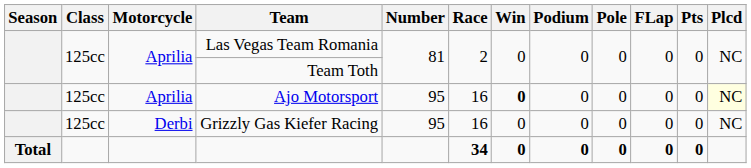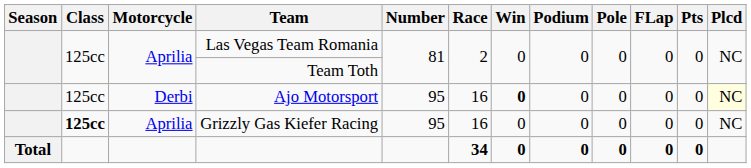(169, 96) Aprilia -> (174, 96) Derbi
(85, 123) normal -> (85, 123) bold
(174, 123) Derbi -> (169, 123) Aprilia
